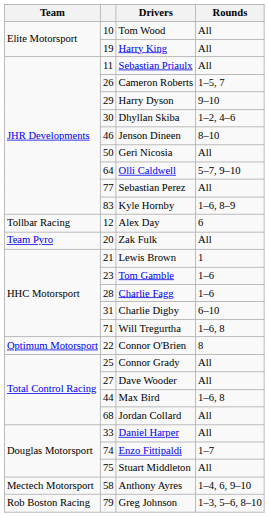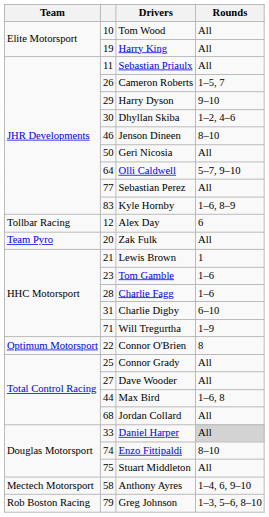(211, 327) 1–6, 8 -> (206, 327) 1–9
(205, 432) no background -> (205, 432) lightgrey background
(206, 450) 1–7 -> (209, 450) 8–10
